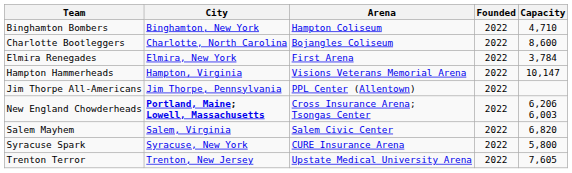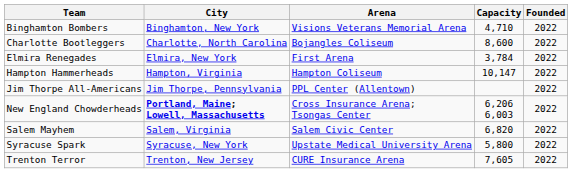columns swapped: (543, 12) <-> (496, 12)
(337, 27) Hampton Coliseum -> (379, 27) Visions Veterans Memorial Arena
(379, 73) Visions Veterans Memorial Arena -> (337, 73) Hampton Coliseum
(348, 145) CURE Insurance Arena -> (382, 145) Upstate Medical University Arena
(382, 160) Upstate Medical University Arena -> (348, 160) CURE Insurance Arena
